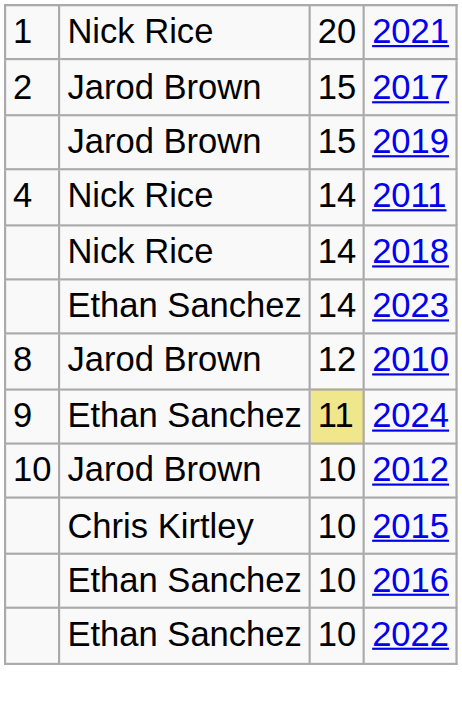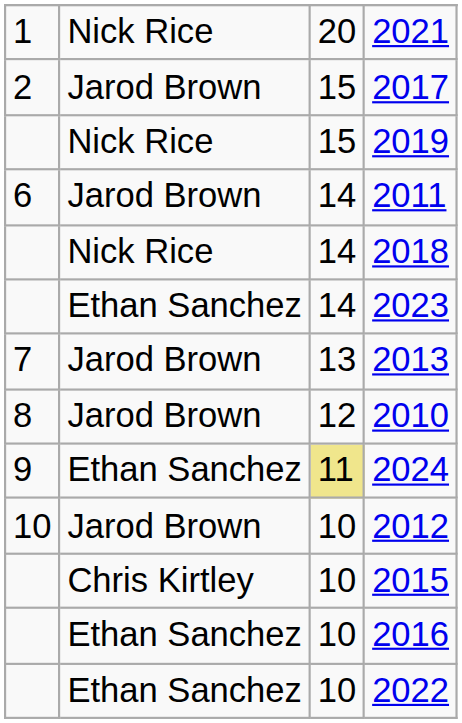(164, 141) Jarod Brown -> (140, 141) Nick Rice
(23, 196) 4 -> (23, 196) 6
(140, 196) Nick Rice -> (164, 196) Jarod Brown
+ row: (411, 360)
